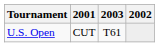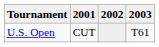columns swapped: (140, 14) <-> (112, 14)
